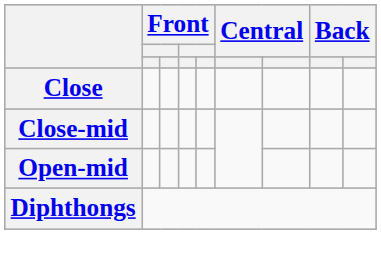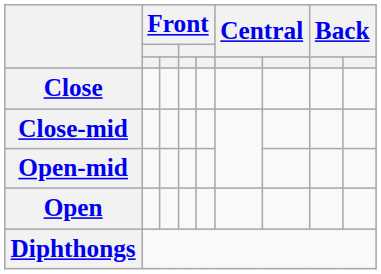+ row: (73, 208)
